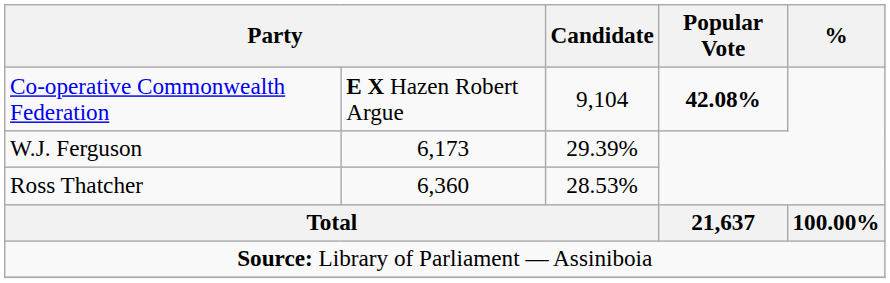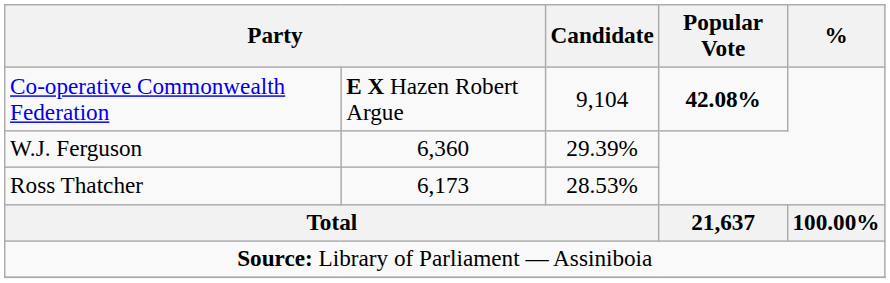(443, 148) 6,173 -> (443, 148) 6,360
(443, 185) 6,360 -> (443, 185) 6,173
